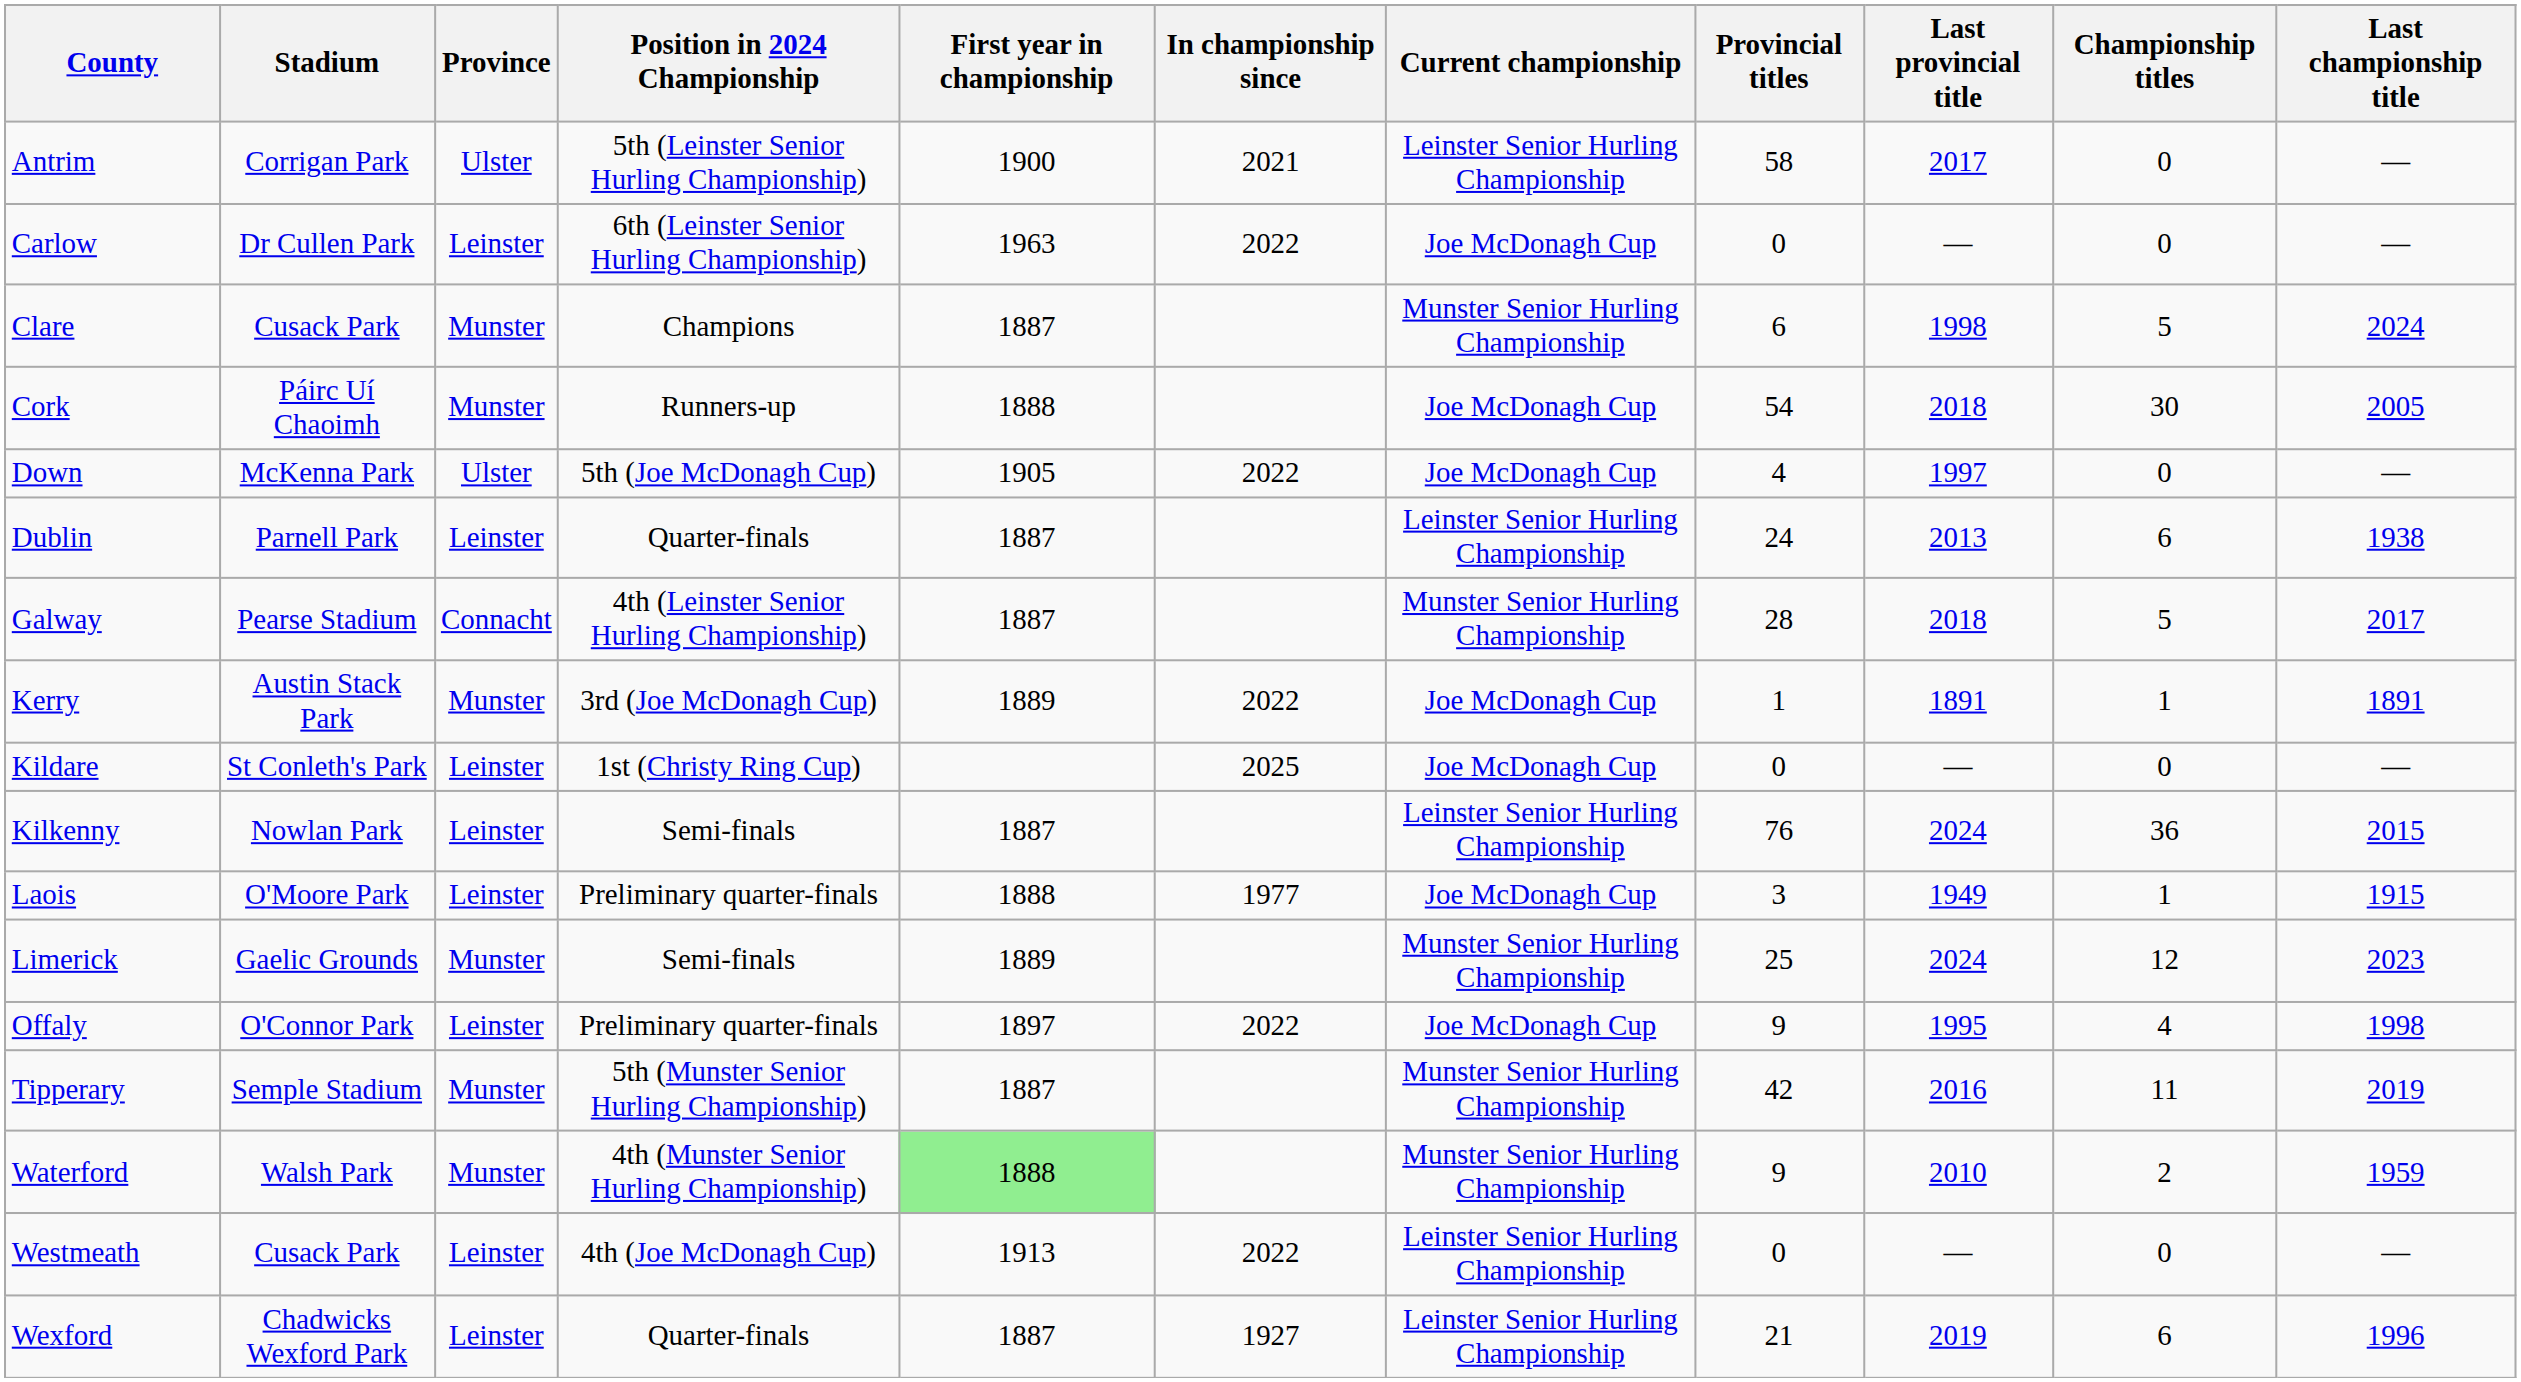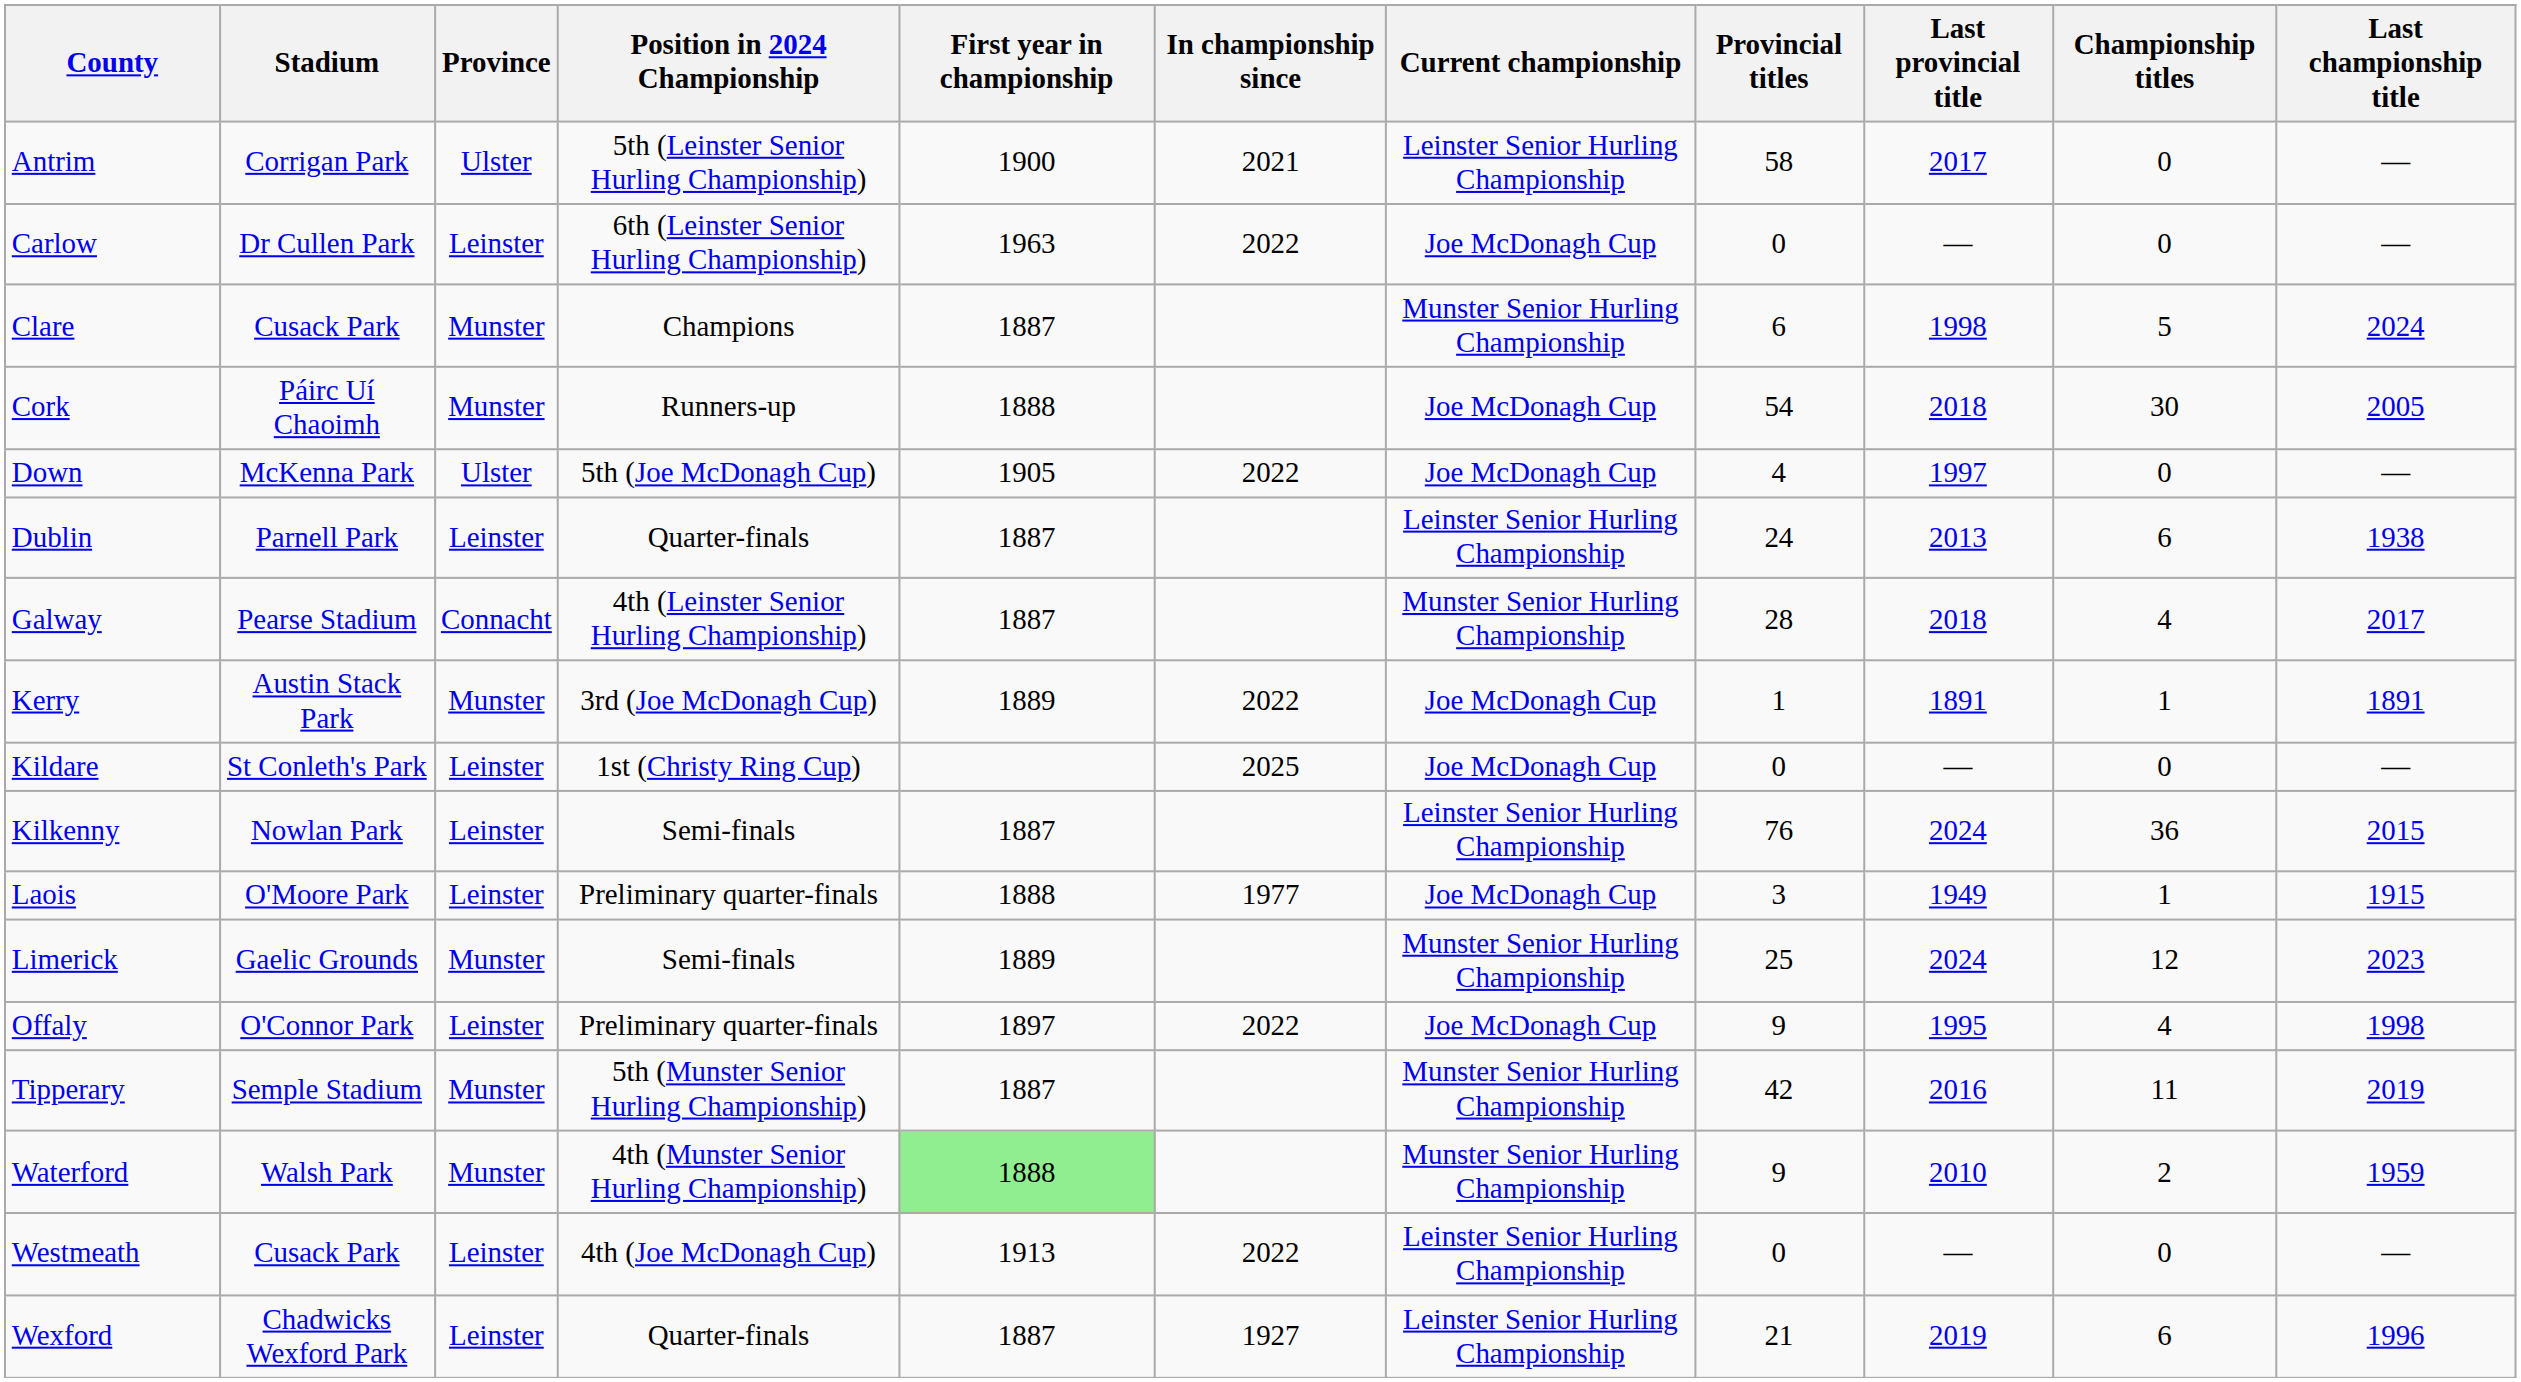(2165, 619) 5 -> (2165, 619) 4
